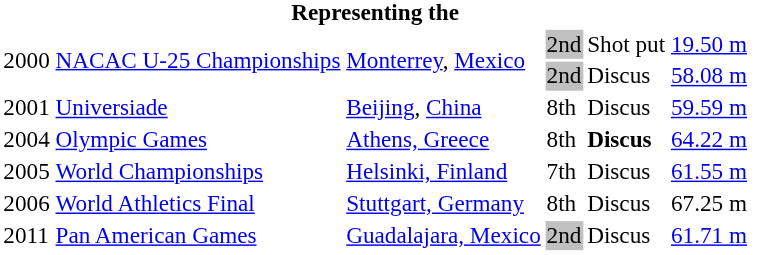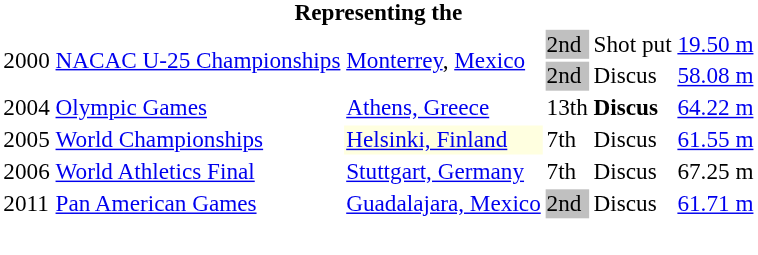- row: (27, 107)
(561, 139) 8th -> (567, 107) 13th
(427, 171) no background -> (427, 139) lightyellow background
(561, 203) 8th -> (561, 171) 7th
